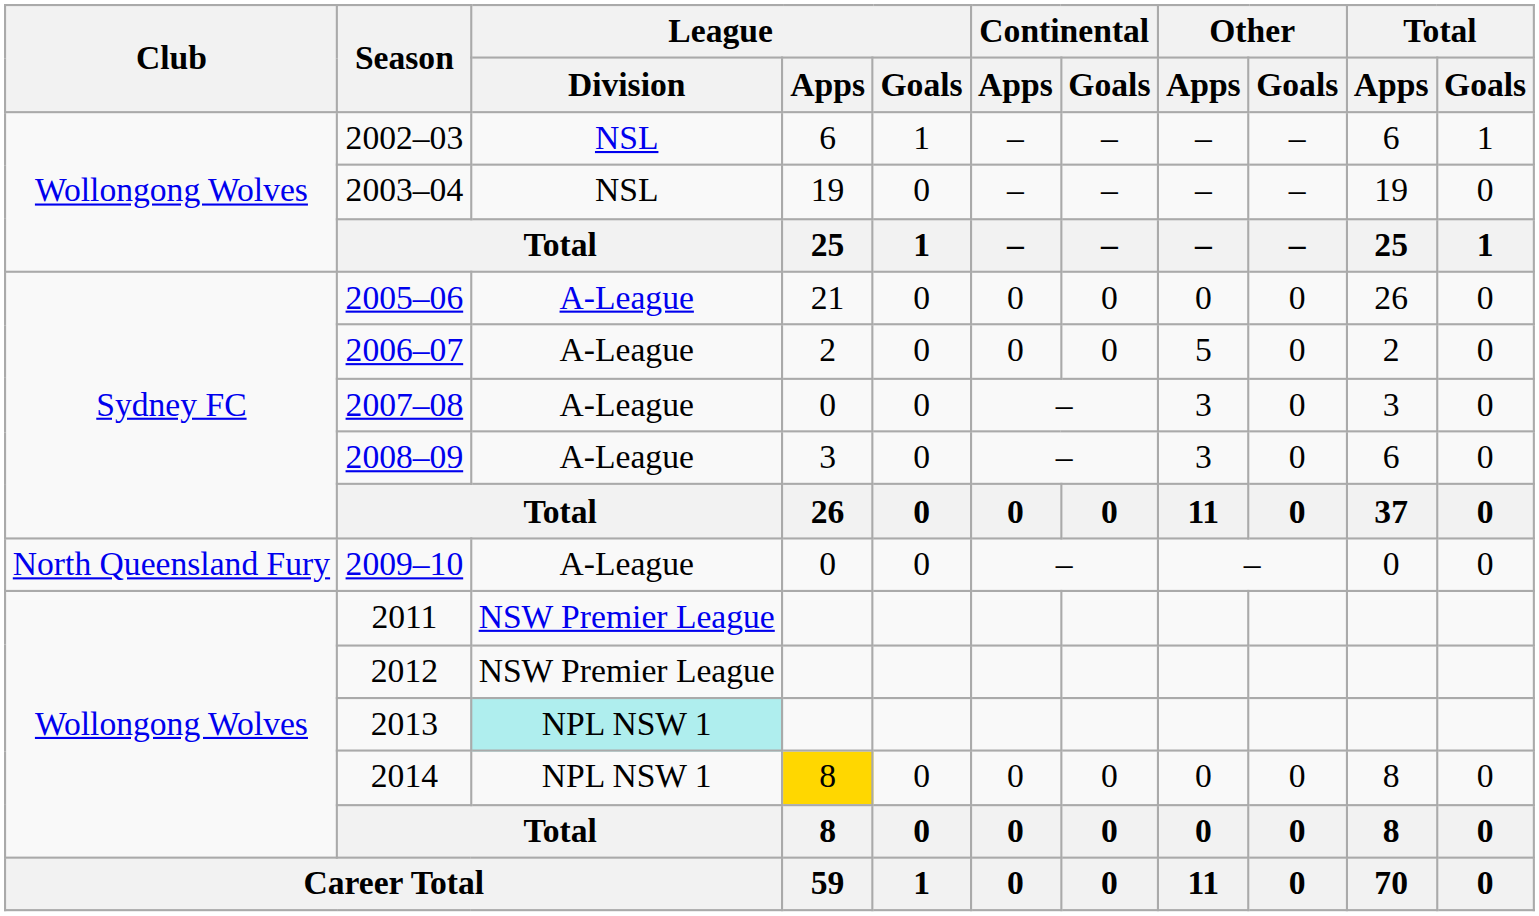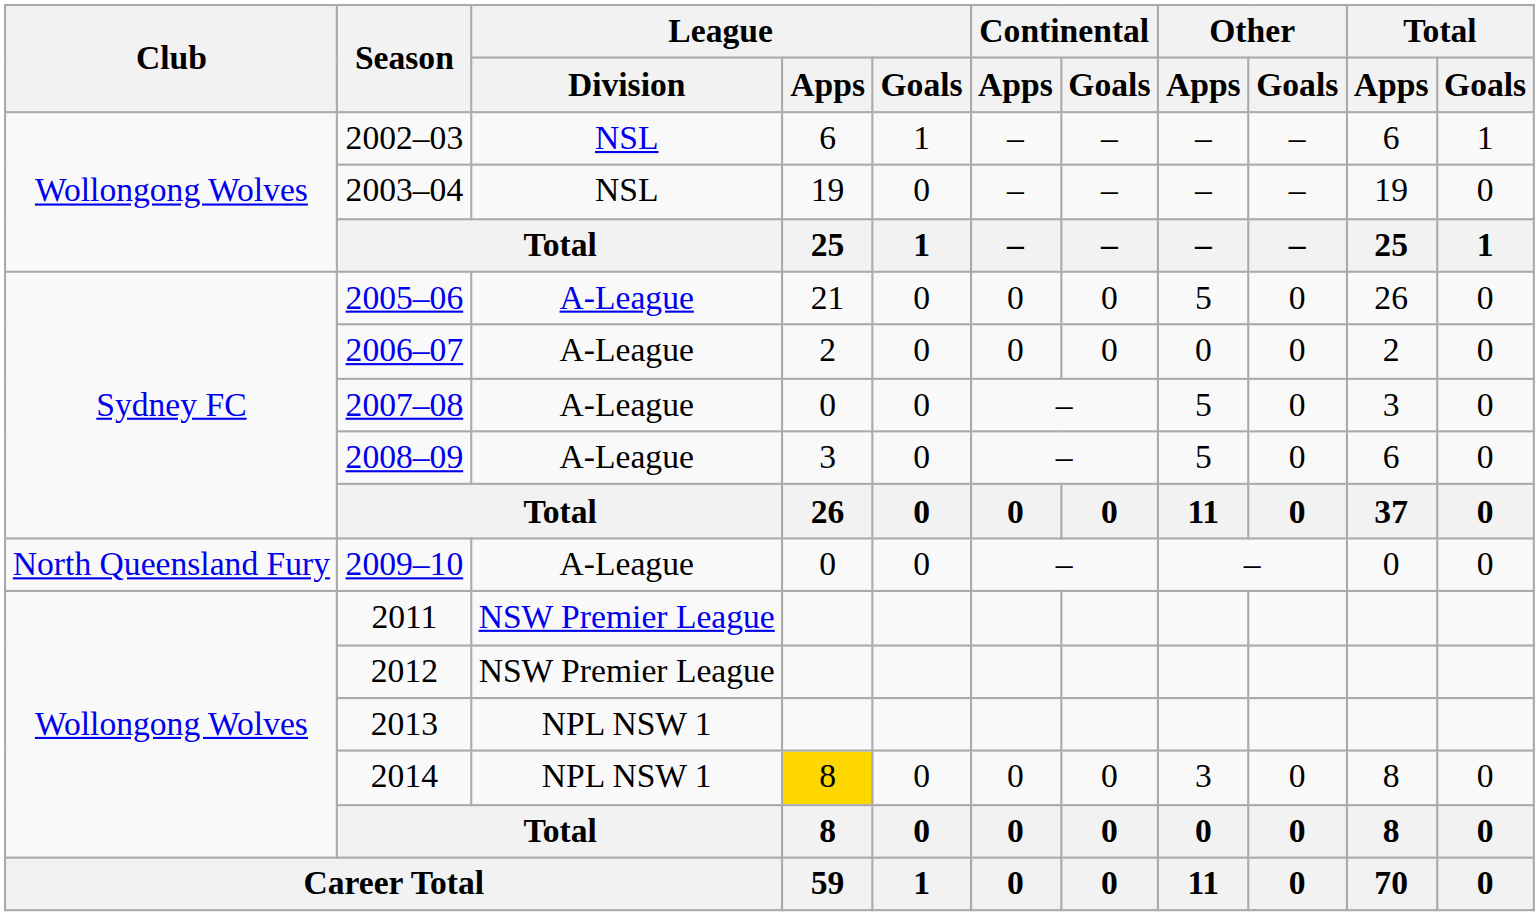(1203, 297) 0 -> (1203, 297) 5
(1203, 350) 5 -> (1203, 350) 0
(1203, 404) 3 -> (1203, 404) 5
(1203, 457) 3 -> (1203, 457) 5
(627, 723) paleturquoise background -> (627, 723) no background
(1203, 777) 0 -> (1203, 777) 3
